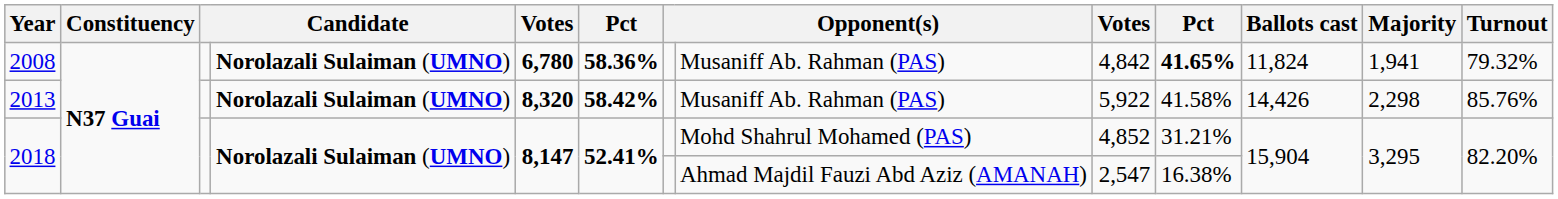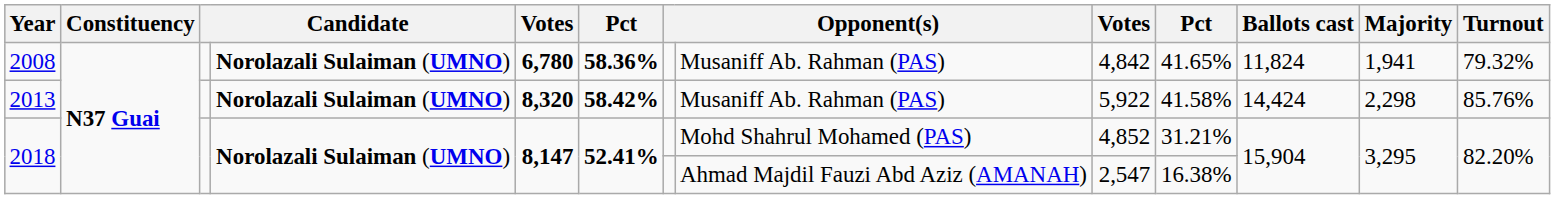(1198, 61) bold -> (1196, 61) normal
(1278, 99) 14,426 -> (1274, 99) 14,424
